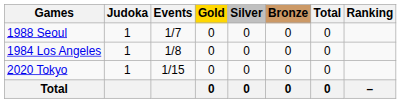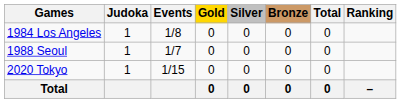rows swapped: (54, 51) <-> (37, 32)
